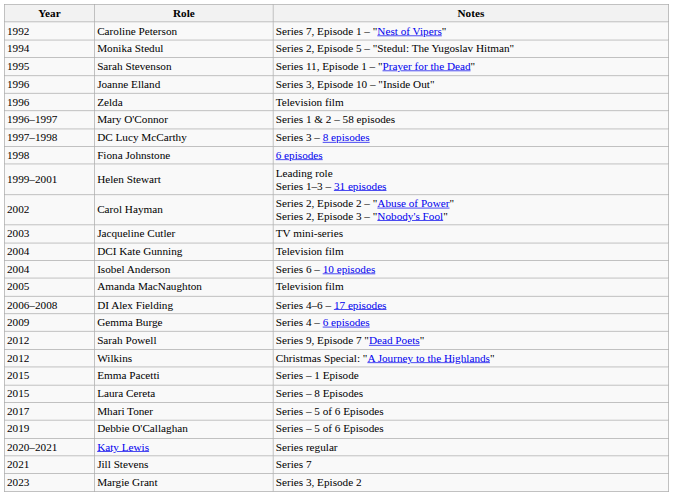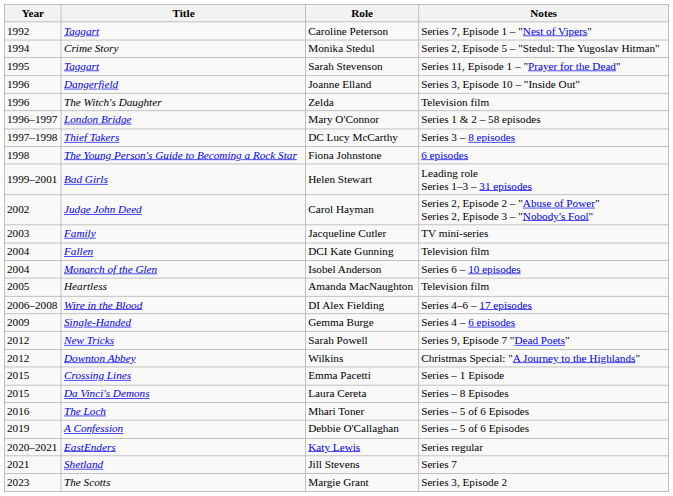+ column: (184, 13)
(18, 411) 2017 -> (18, 411) 2016
